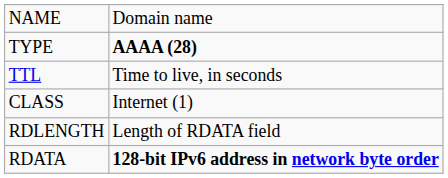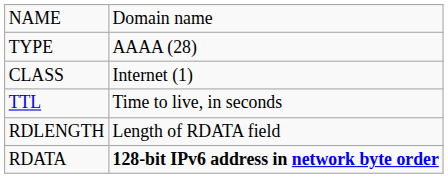(155, 46) bold -> (155, 46) normal
rows swapped: (36, 103) <-> (25, 74)
